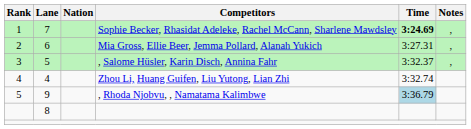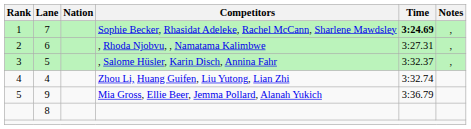(210, 45) Mia Gross, Ellie Beer, Jemma Pollard, Alanah Yukich -> (182, 45) , Rhoda Njobvu, , Namatama Kalimbwe
(182, 95) , Rhoda Njobvu, , Namatama Kalimbwe -> (210, 95) Mia Gross, Ellie Beer, Jemma Pollard, Alanah Yukich
(418, 95) lightblue background -> (418, 95) no background
